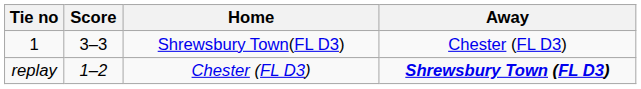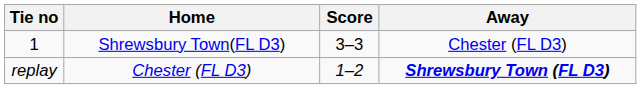columns swapped: (251, 17) <-> (93, 17)
